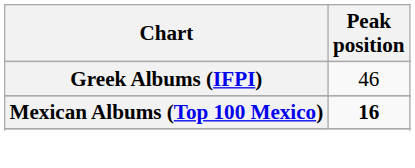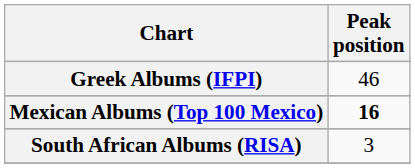+ row: (166, 145)
